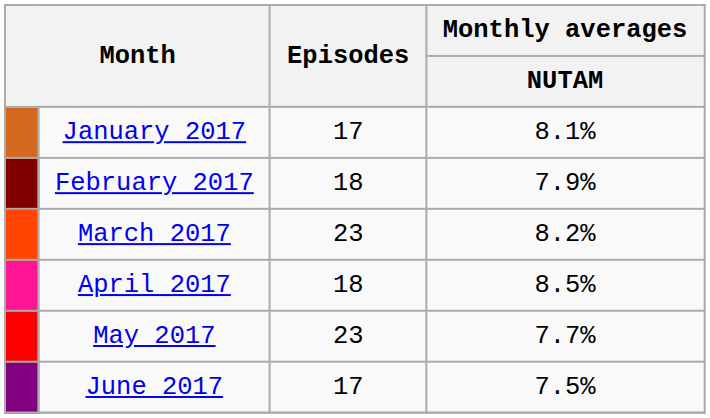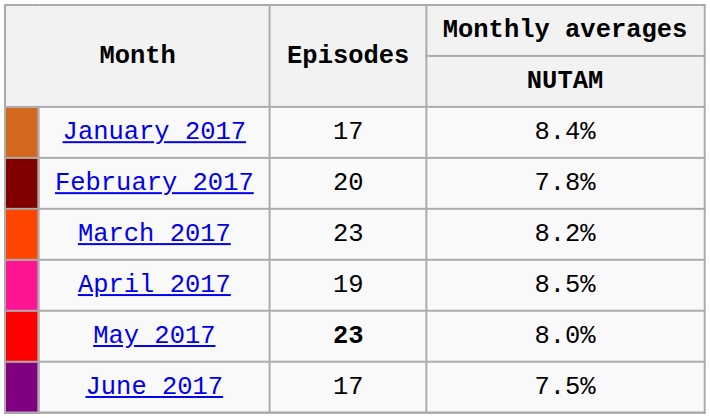(565, 132) 8.1% -> (565, 132) 8.4%
(348, 183) 18 -> (348, 183) 20
(565, 183) 7.9% -> (565, 183) 7.8%
(348, 285) 18 -> (348, 285) 19
(348, 336) normal -> (348, 336) bold
(565, 336) 7.7% -> (565, 336) 8.0%
